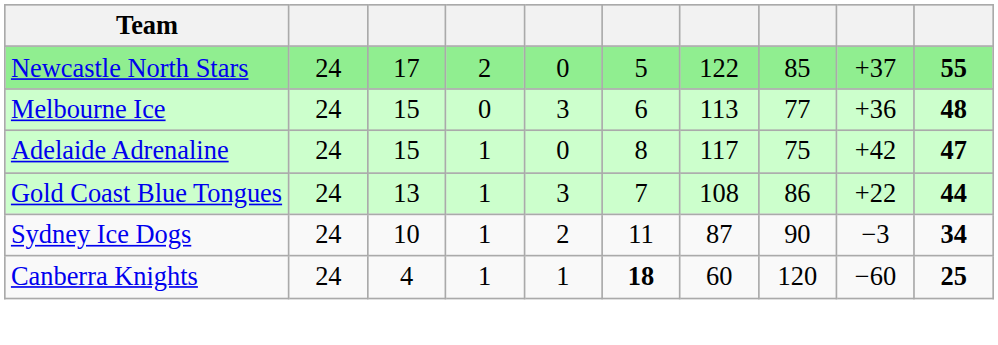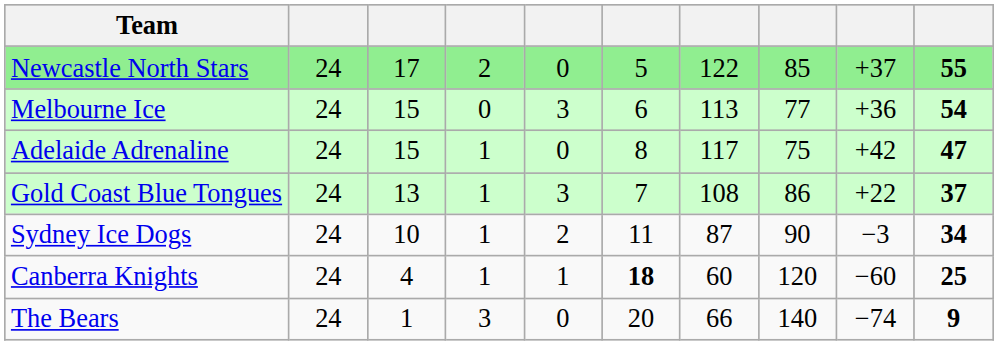(954, 109) 48 -> (954, 109) 54
(954, 192) 44 -> (954, 192) 37
+ row: (65, 318)
